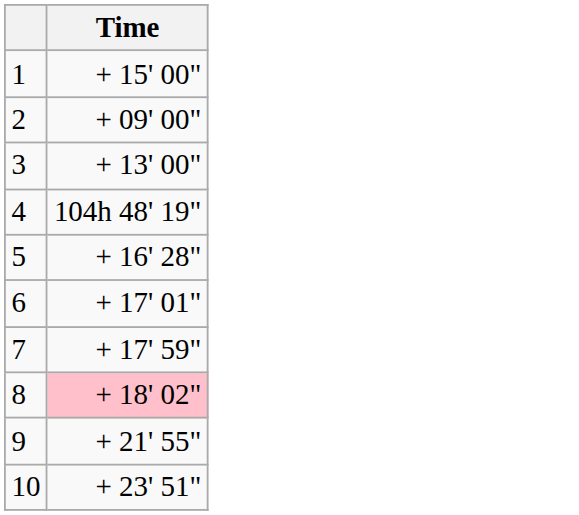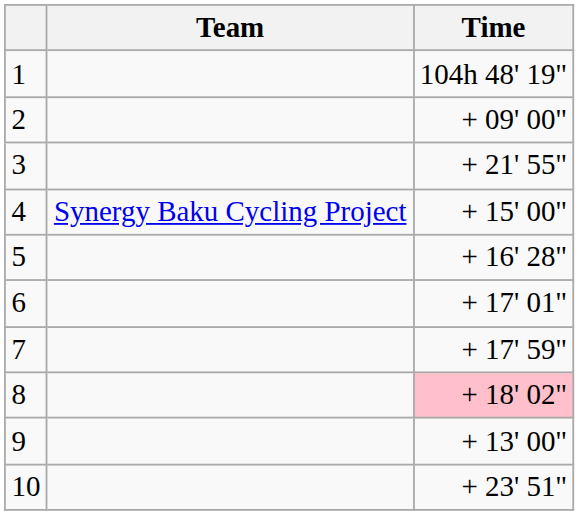+ column: (230, 27)
(148, 73) + 15' 00" -> (494, 73) 104h 48' 19"
(148, 165) + 13' 00" -> (514, 165) + 21' 55"
(128, 211) 104h 48' 19" -> (514, 211) + 15' 00"
(148, 440) + 21' 55" -> (514, 440) + 13' 00"
